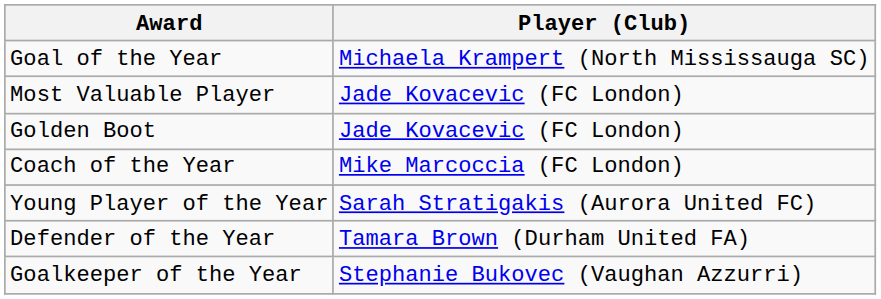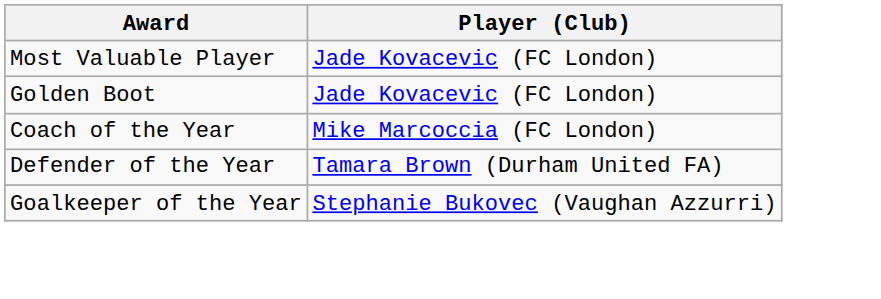- row: (116, 59)
- row: (169, 203)
